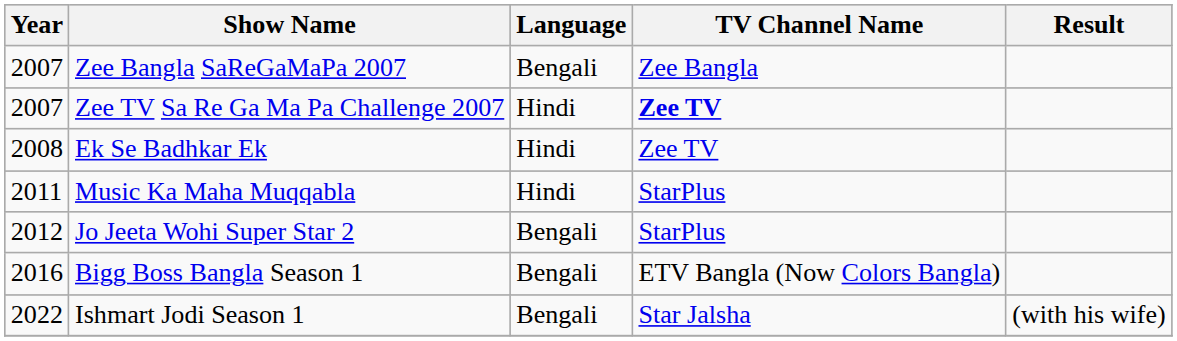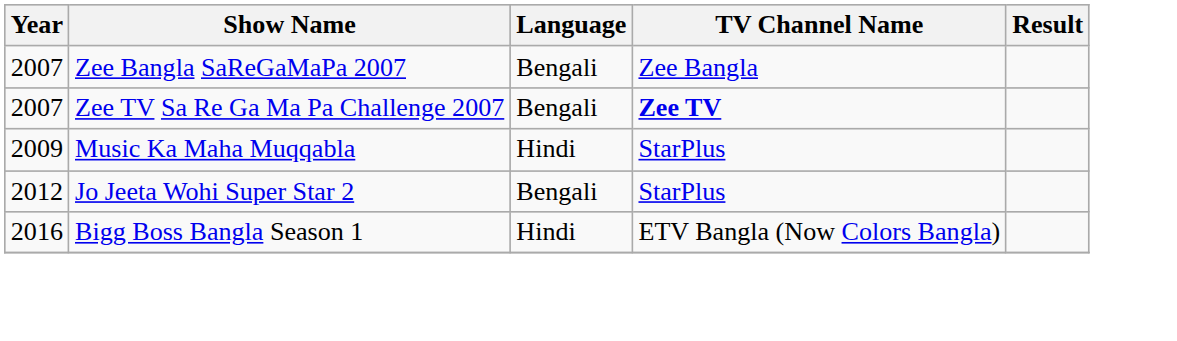(546, 107) Hindi -> (557, 107) Bengali
- row: (171, 149)
(36, 190) 2011 -> (37, 149) 2009
(557, 273) Bengali -> (546, 231) Hindi
- row: (190, 314)
